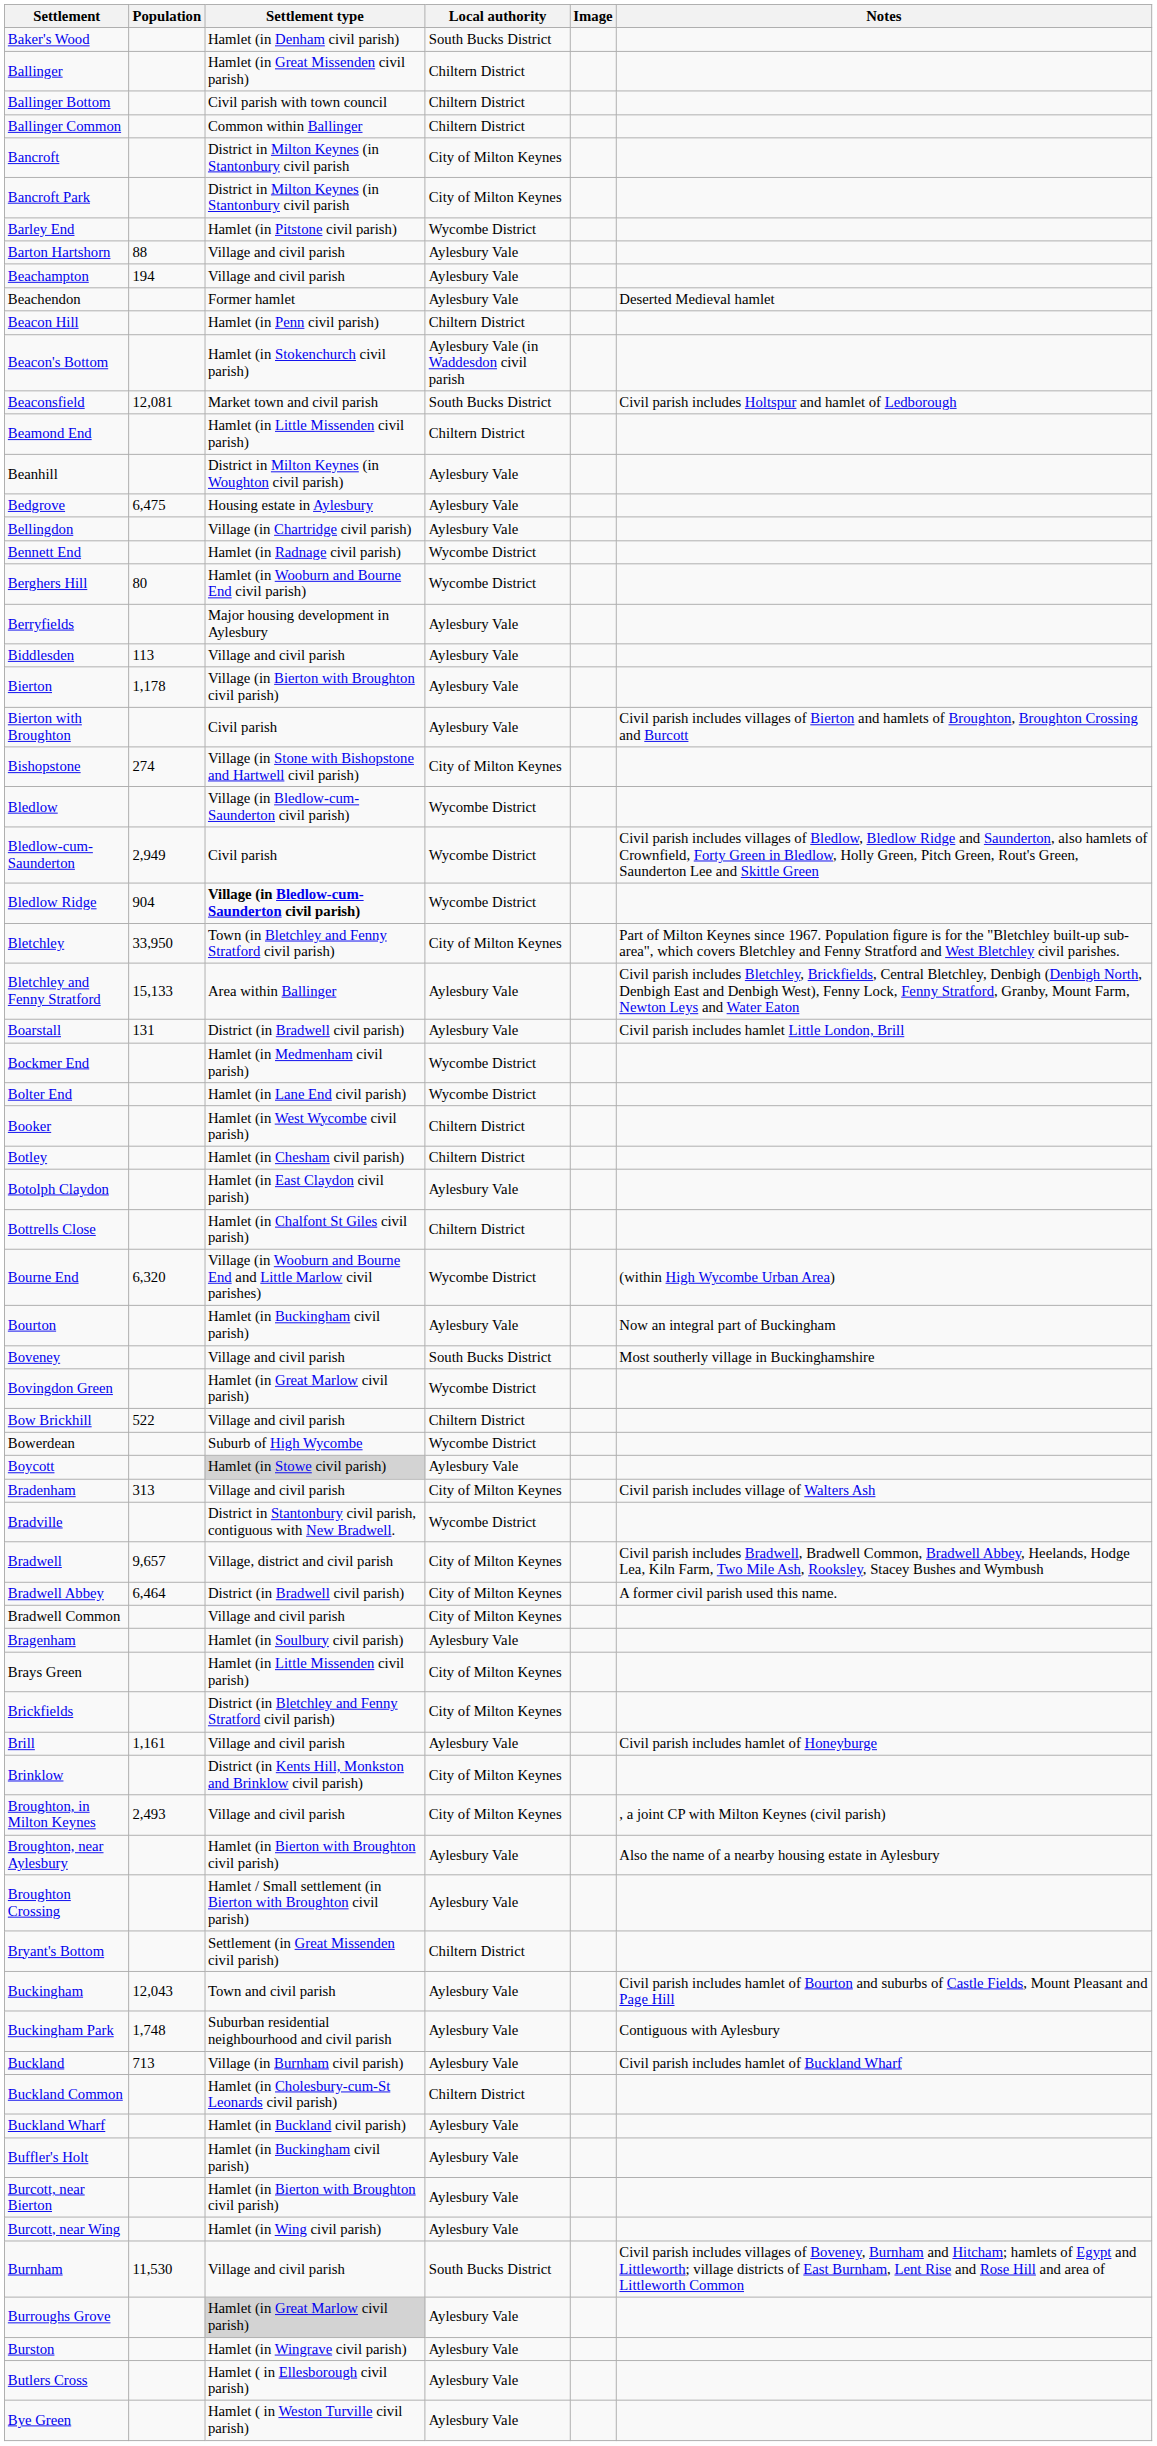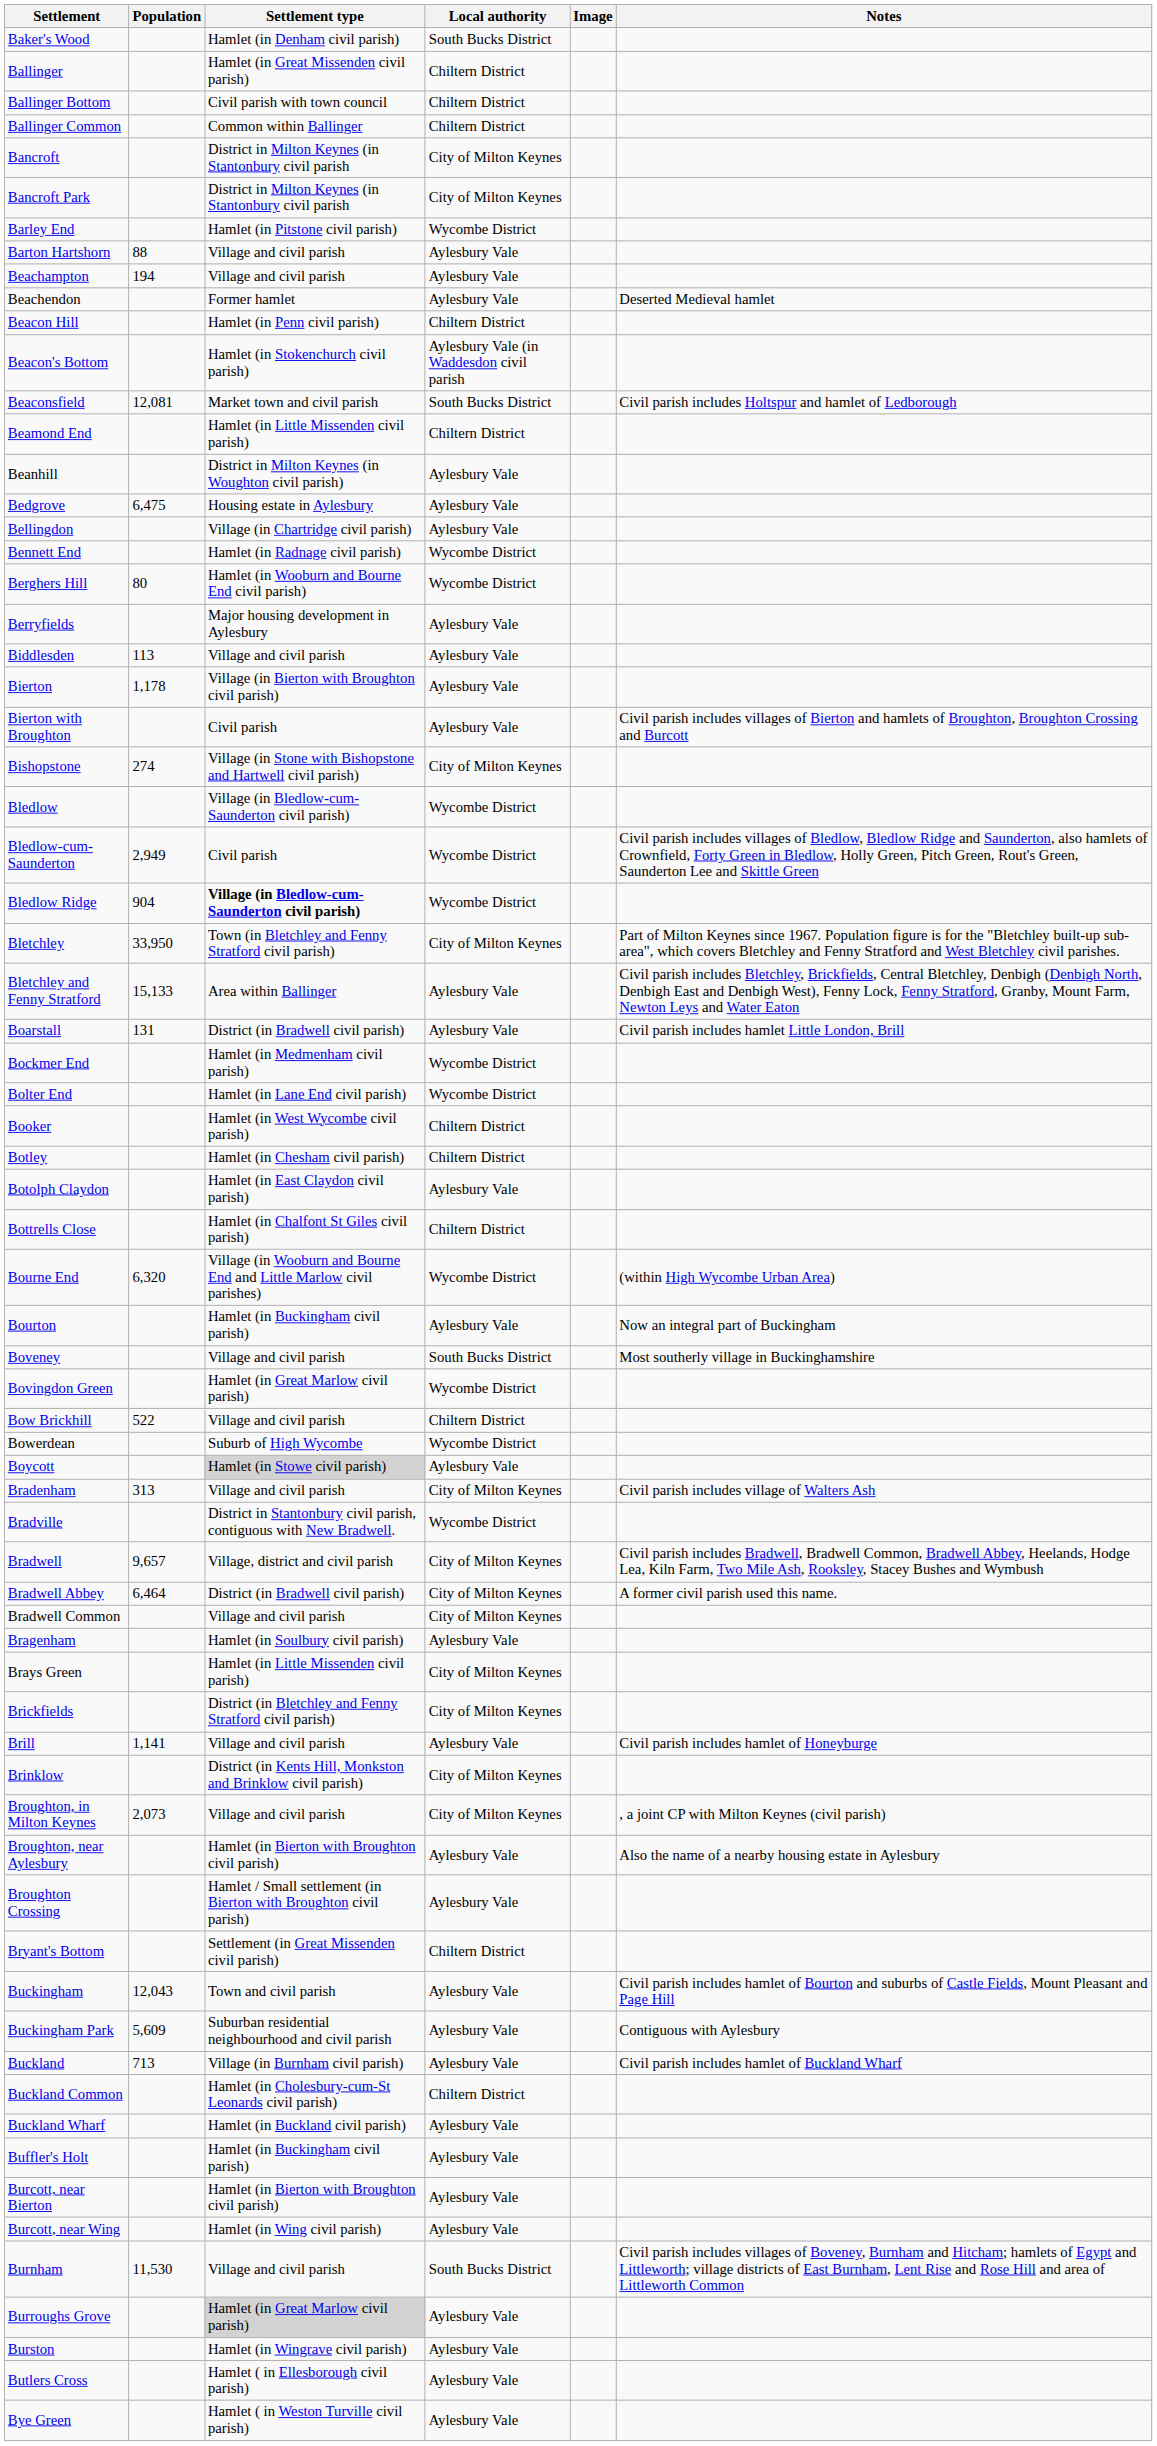(149, 1743) 1,161 -> (149, 1743) 1,141
(149, 1815) 2,493 -> (149, 1815) 2,073
(149, 2031) 1,748 -> (149, 2031) 5,609
